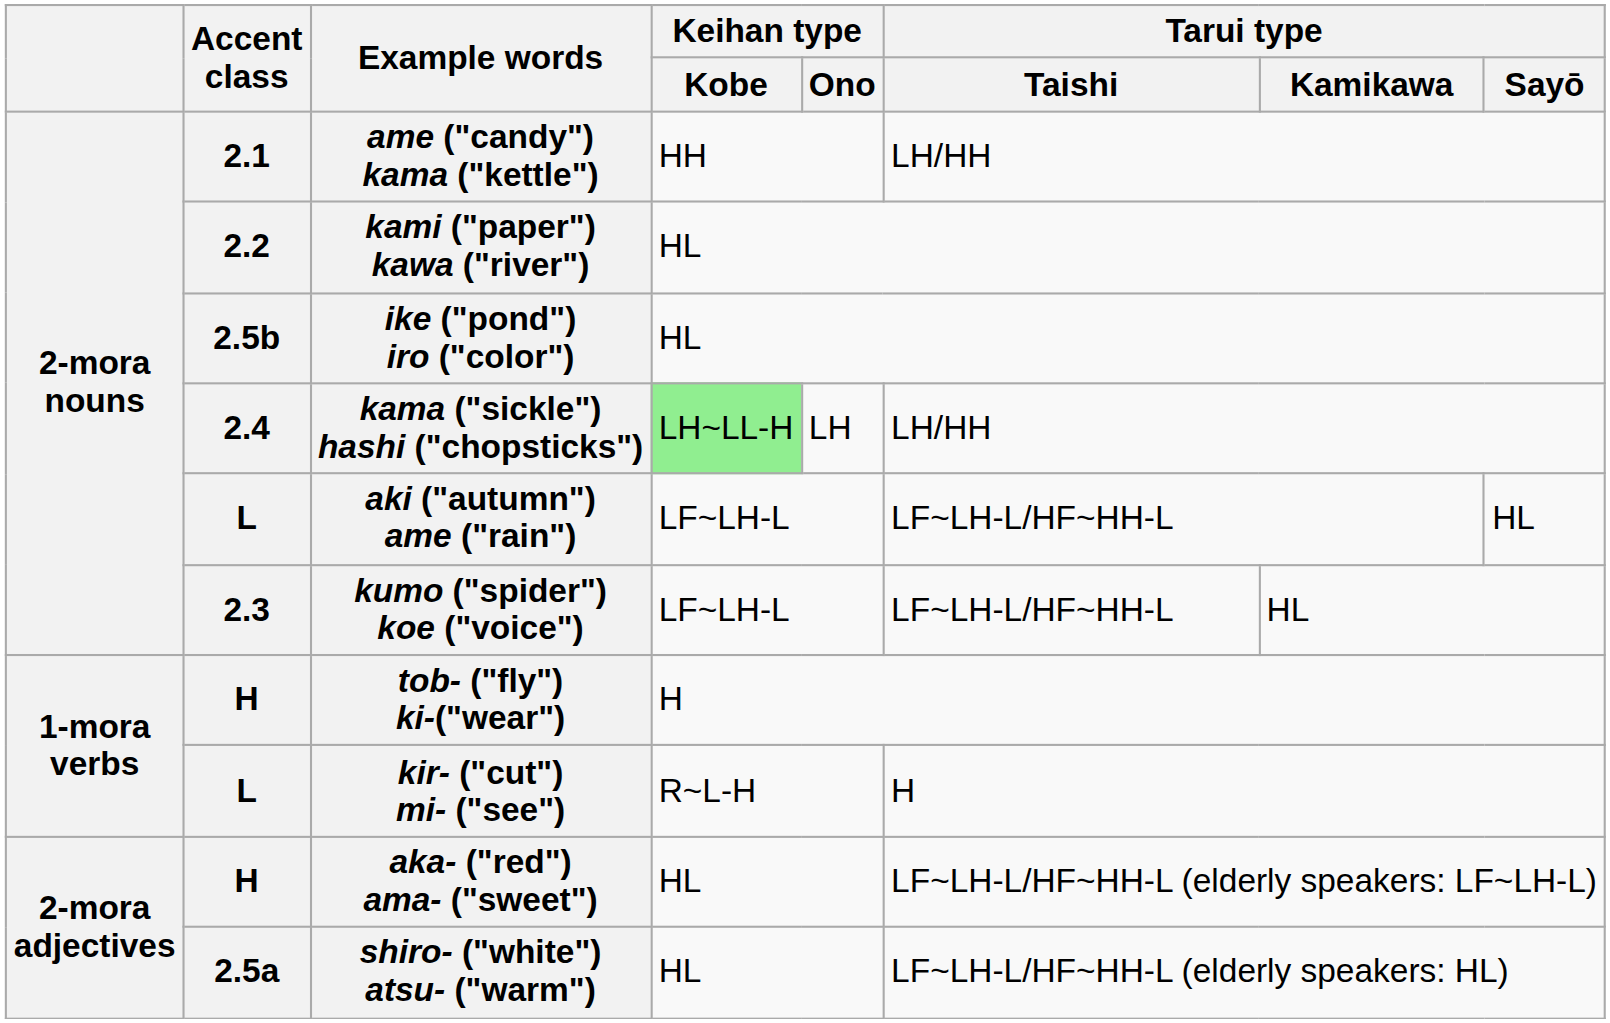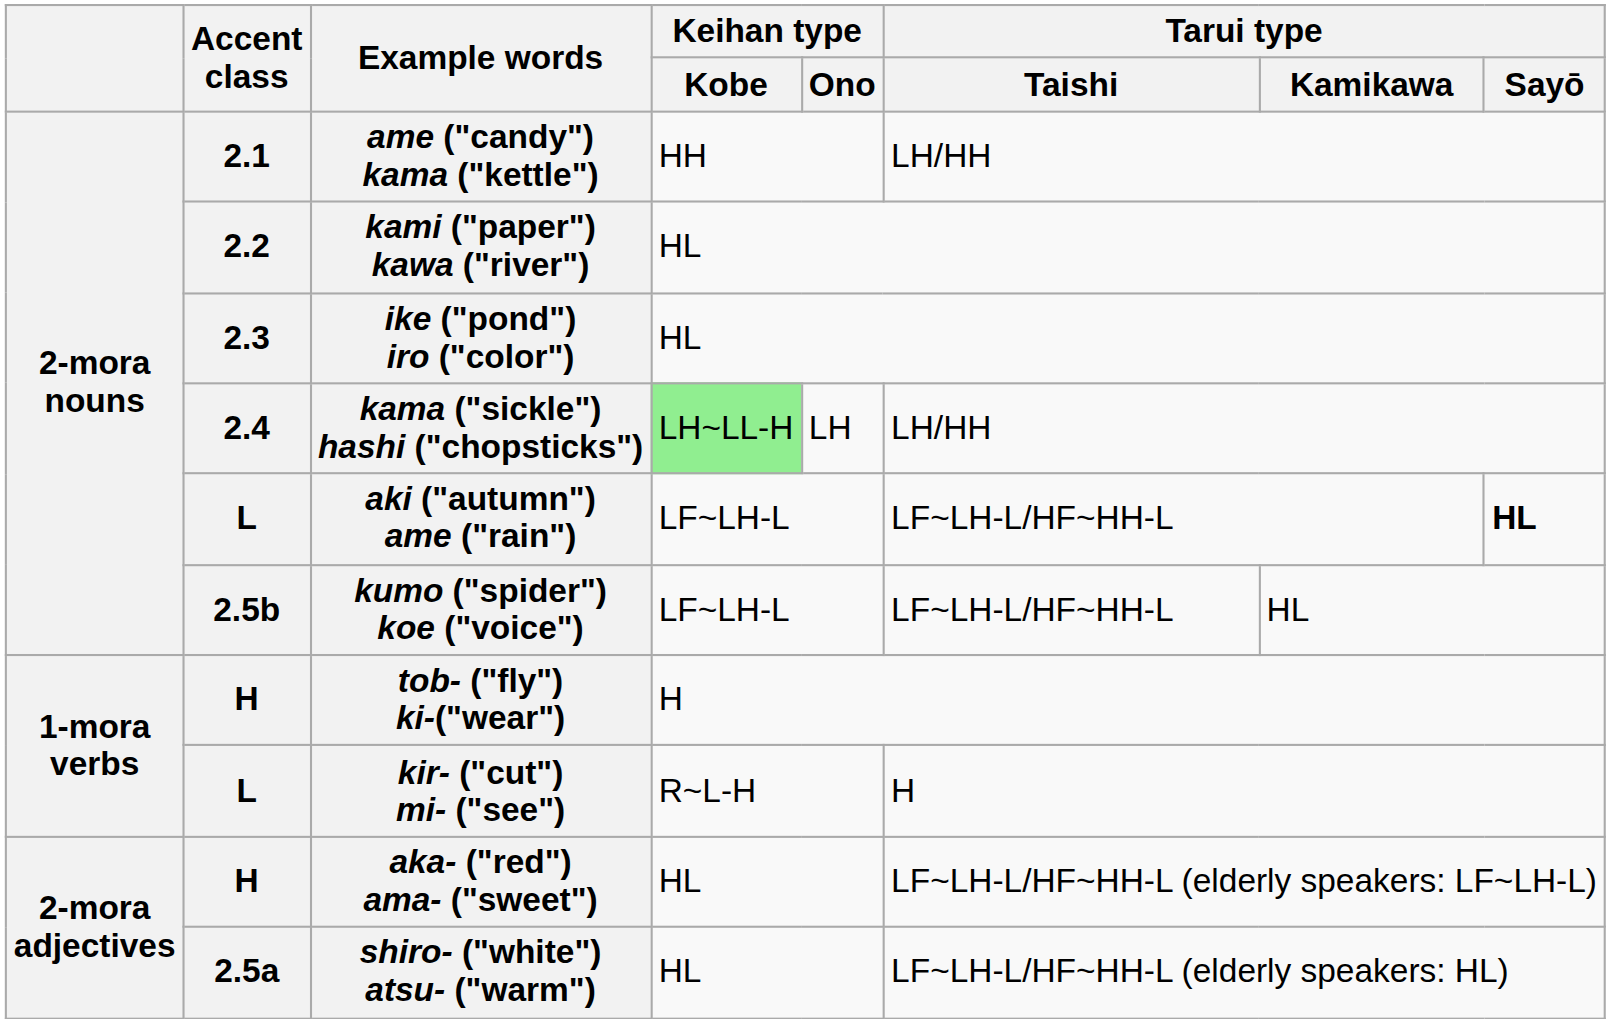(247, 337) 2.5b -> (247, 337) 2.3
(1514, 518) normal -> (1514, 518) bold
(247, 609) 2.3 -> (247, 609) 2.5b
